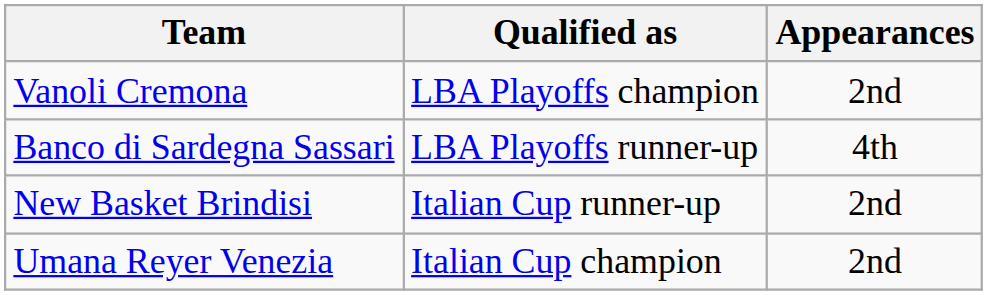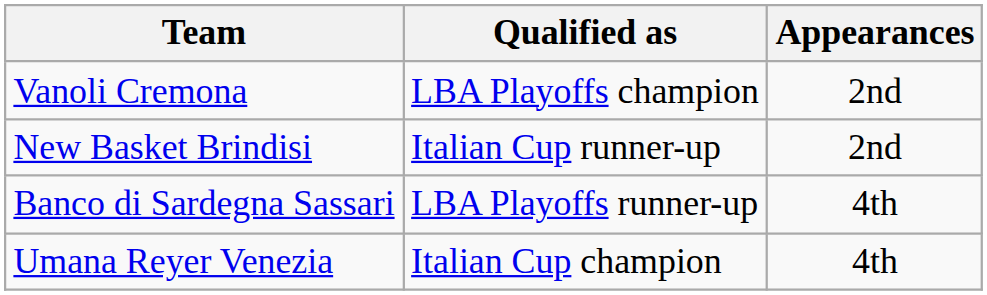rows swapped: (163, 203) <-> (204, 146)
(875, 260) 2nd -> (875, 260) 4th
